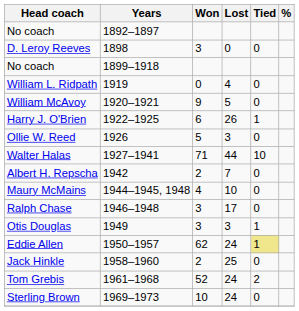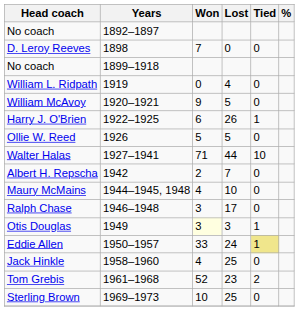(198, 48) 3 -> (198, 48) 7
(228, 137) 3 -> (228, 137) 5
(198, 226) no background -> (198, 226) lightyellow background
(202, 244) 62 -> (202, 244) 33
(198, 262) 2 -> (198, 262) 4
(231, 279) 24 -> (231, 279) 23
(231, 297) 24 -> (231, 297) 25
